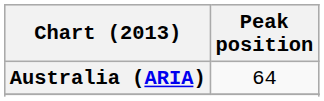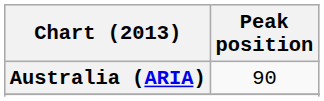(264, 78) 64 -> (264, 78) 90
